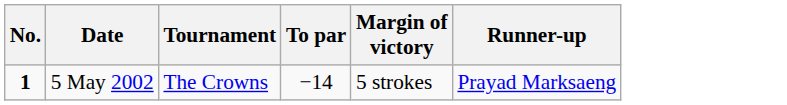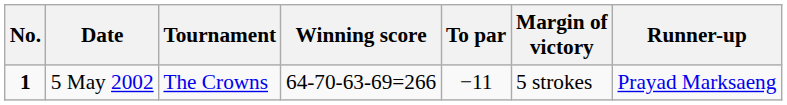+ column: (361, 34)
(316, 82) −14 -> (476, 82) −11
